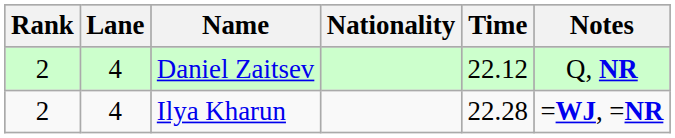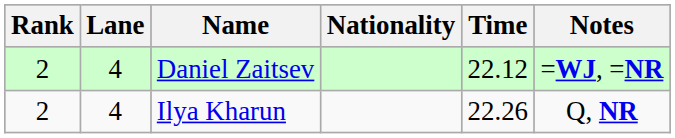(602, 68) Q, NR -> (602, 68) =WJ, =NR
(498, 111) 22.28 -> (498, 111) 22.26
(602, 111) =WJ, =NR -> (602, 111) Q, NR
